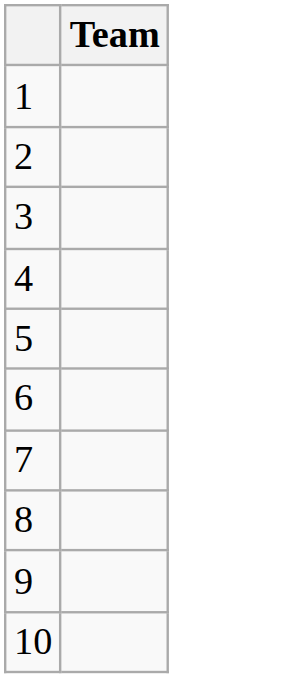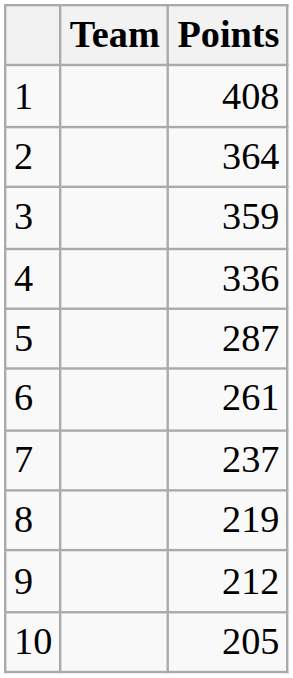+ column: (228, 34)
